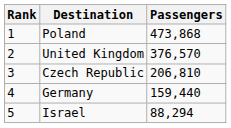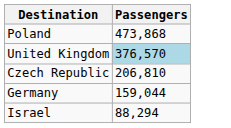- column: (22, 14)
(175, 54) no background -> (140, 54) lightblue background
(175, 93) 159,440 -> (140, 93) 159,044
